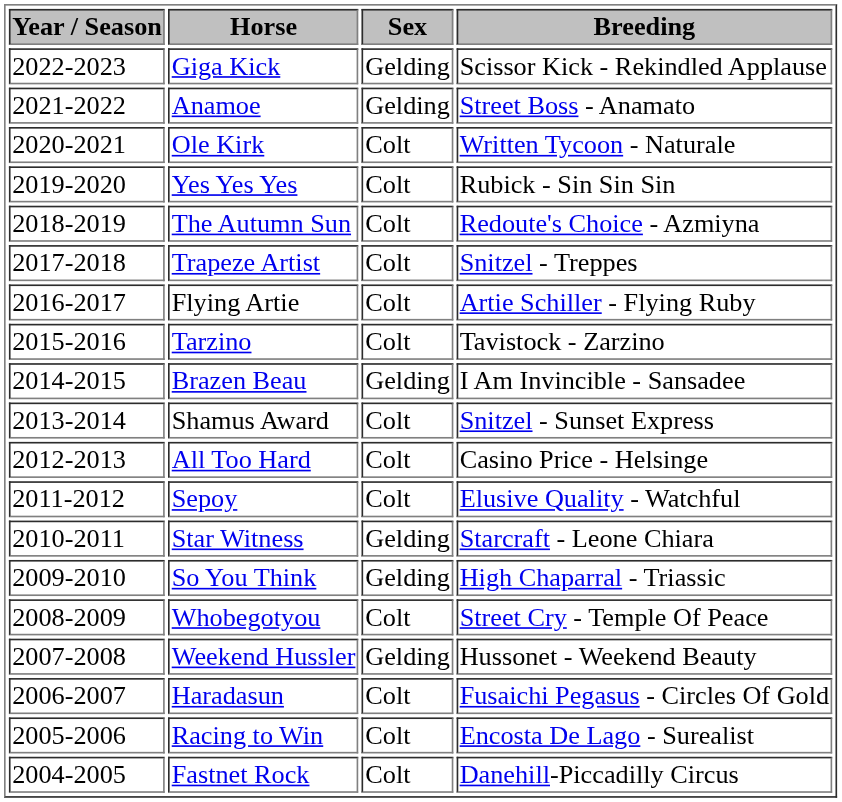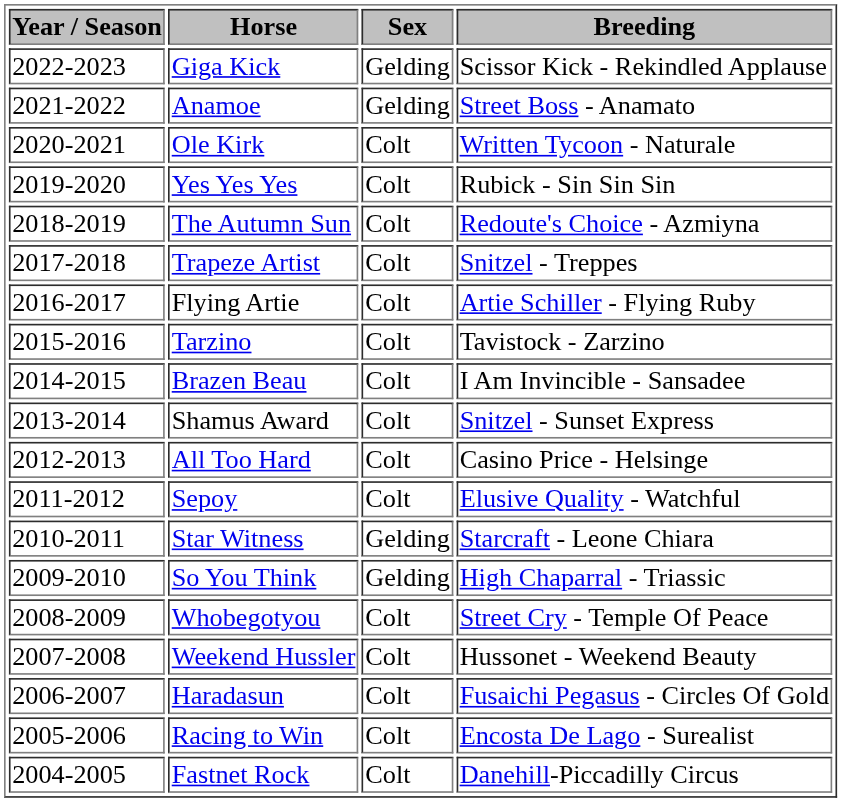(408, 380) Gelding -> (388, 380) Colt
(408, 656) Gelding -> (388, 656) Colt
